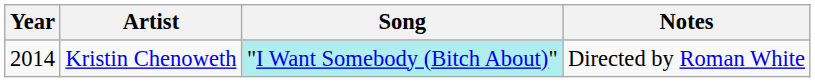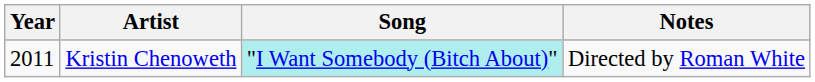(32, 58) 2014 -> (32, 58) 2011
